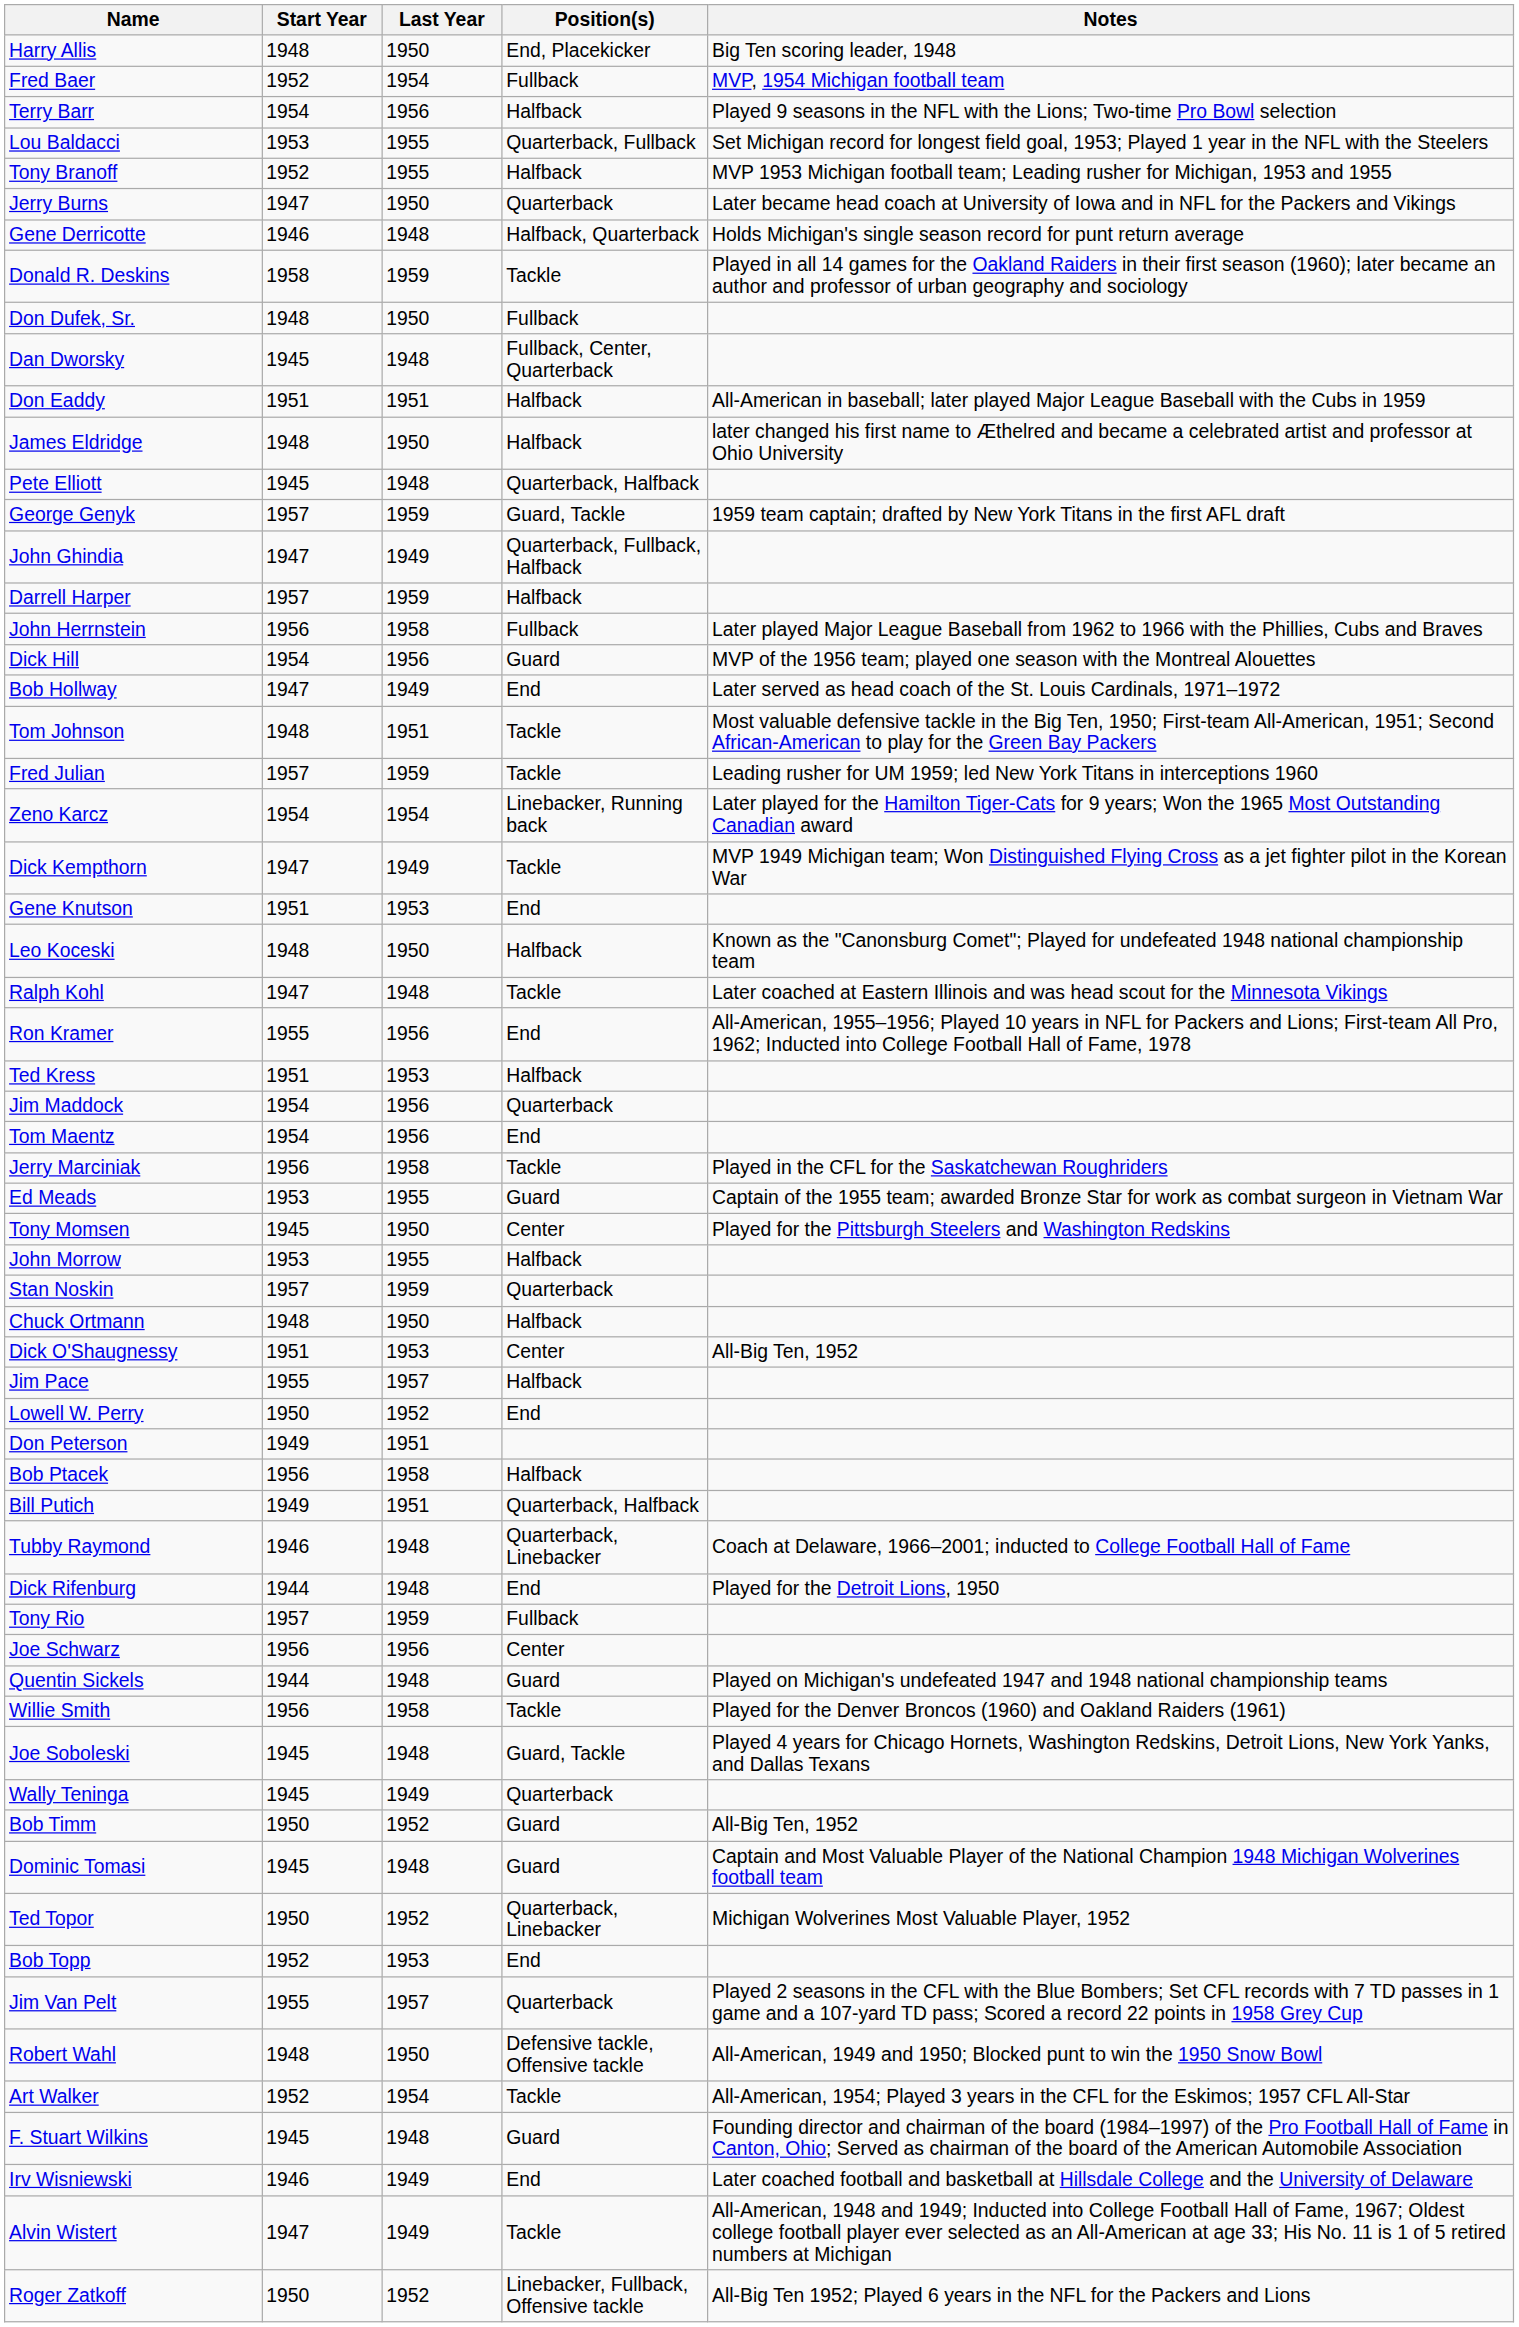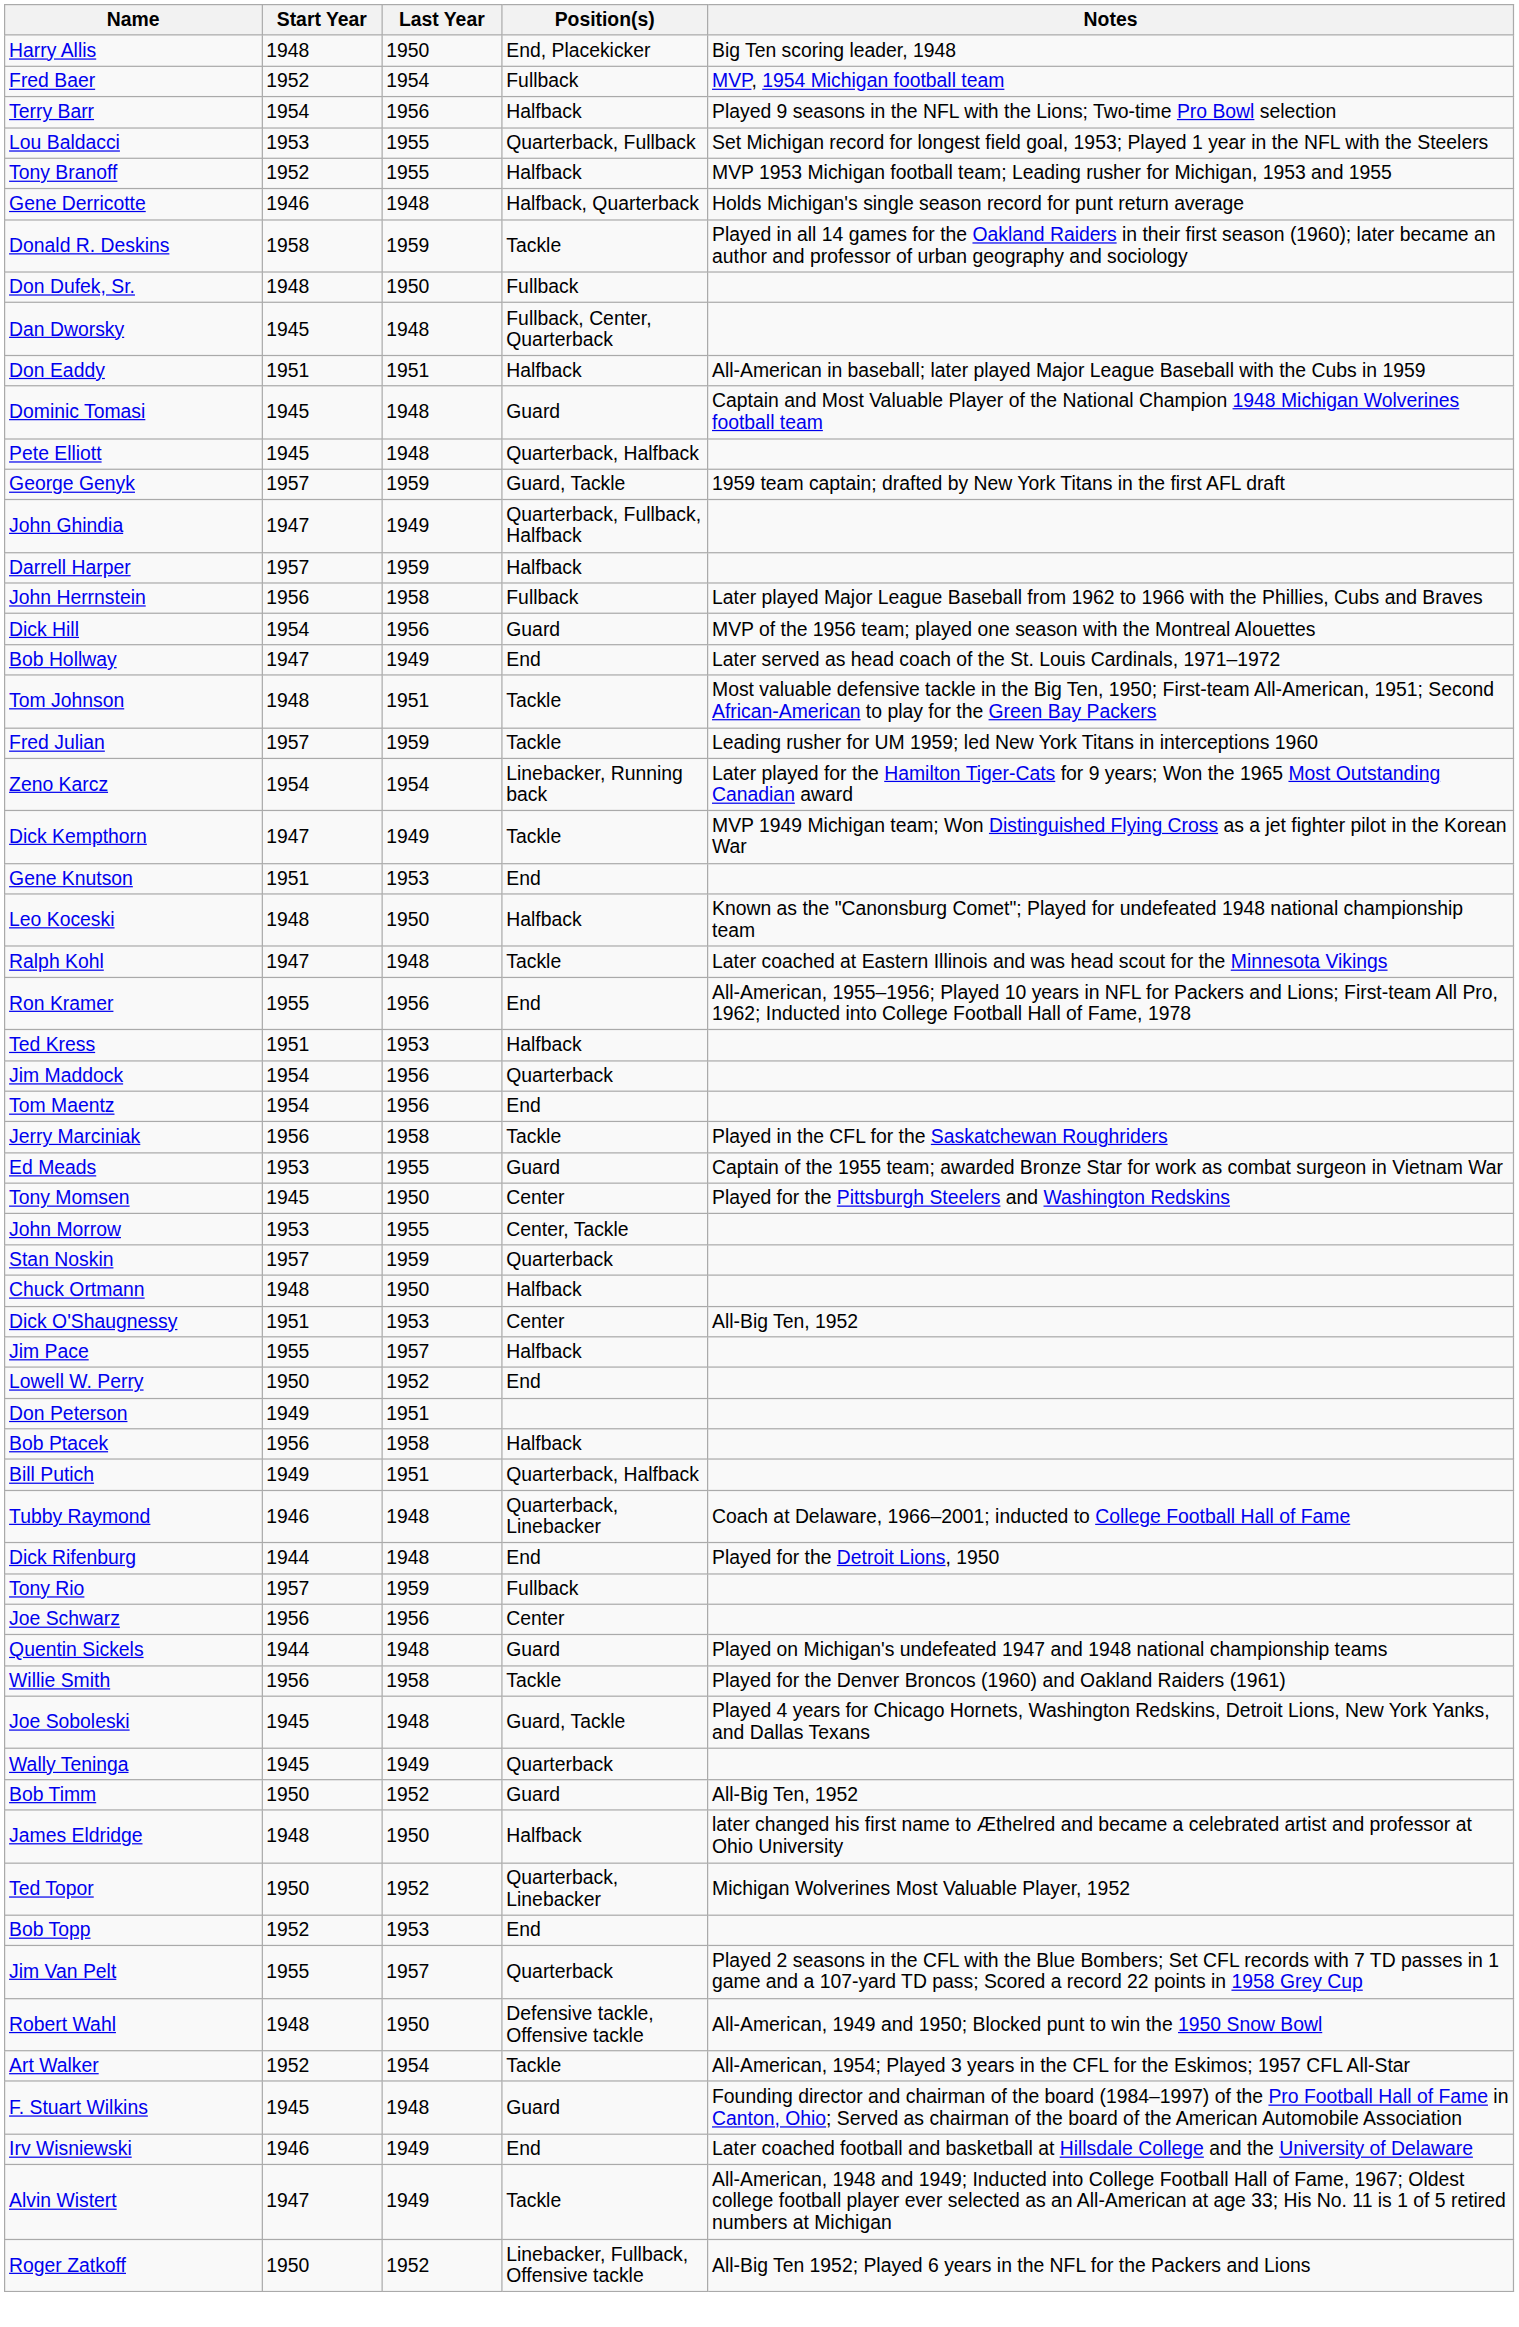- row: (59, 204)
rows swapped: (76, 442) <-> (77, 1866)
(544, 1259) Halfback -> (567, 1229) Center, Tackle
